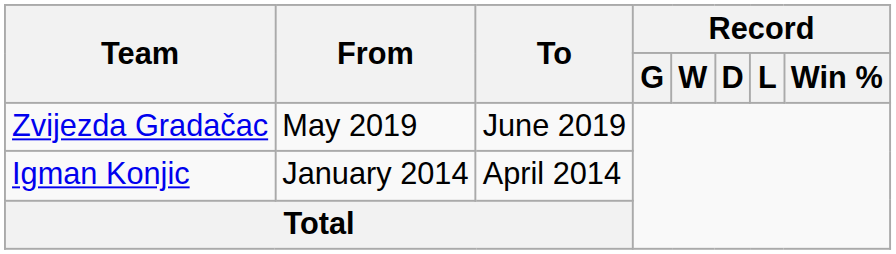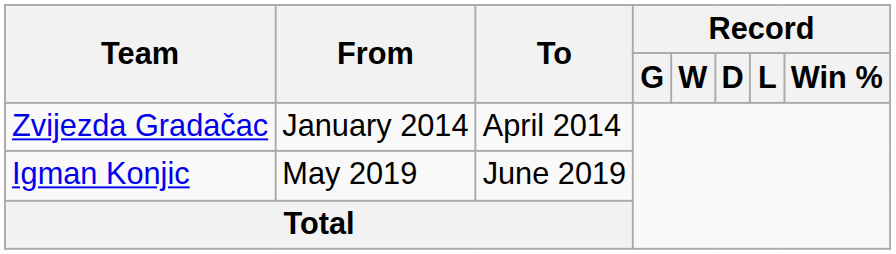(350, 126) May 2019 -> (375, 126) January 2014
(554, 126) June 2019 -> (552, 126) April 2014
(375, 175) January 2014 -> (350, 175) May 2019
(552, 175) April 2014 -> (554, 175) June 2019
